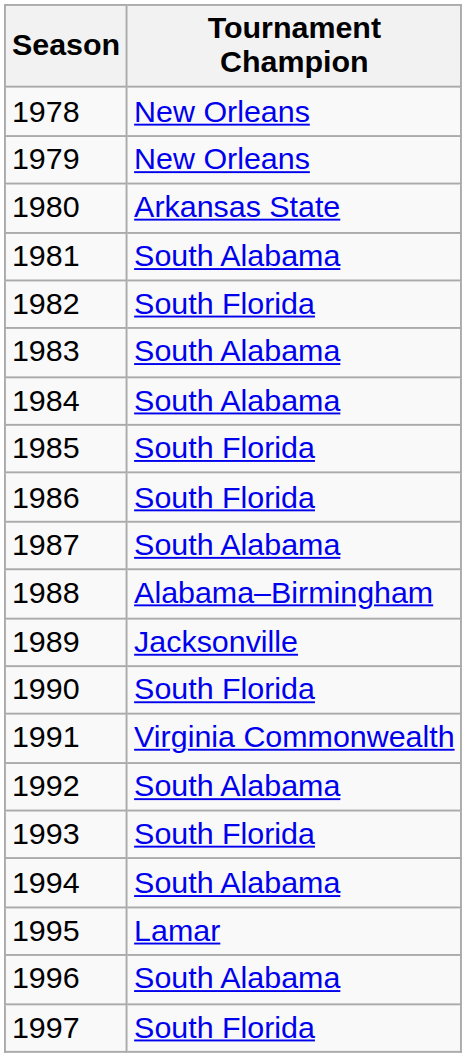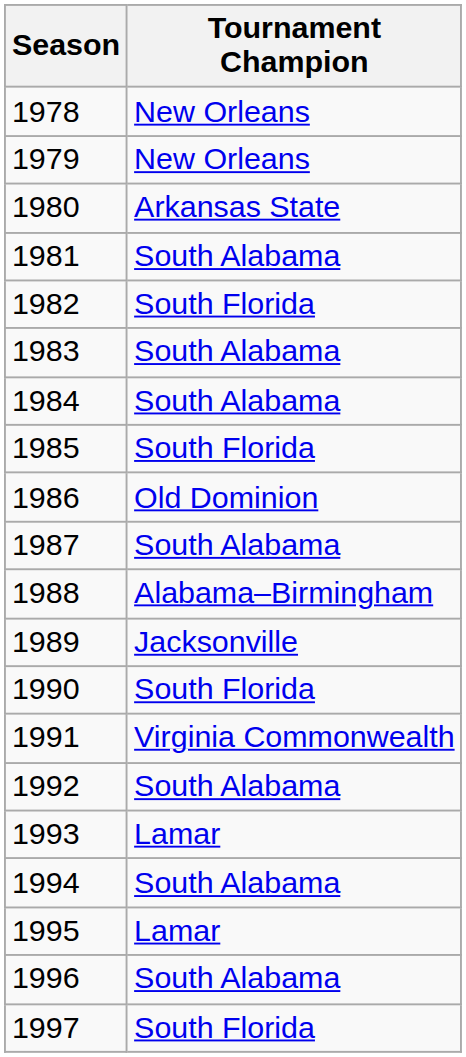(225, 496) South Florida -> (226, 496) Old Dominion
(225, 834) South Florida -> (177, 834) Lamar
